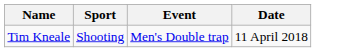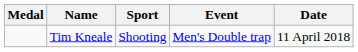+ column: (26, 15)
